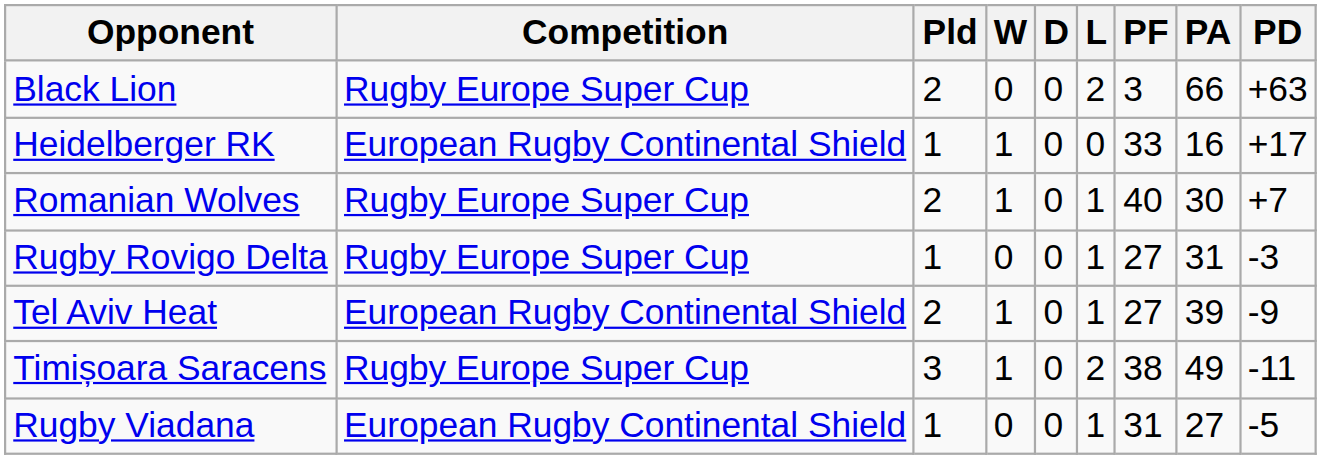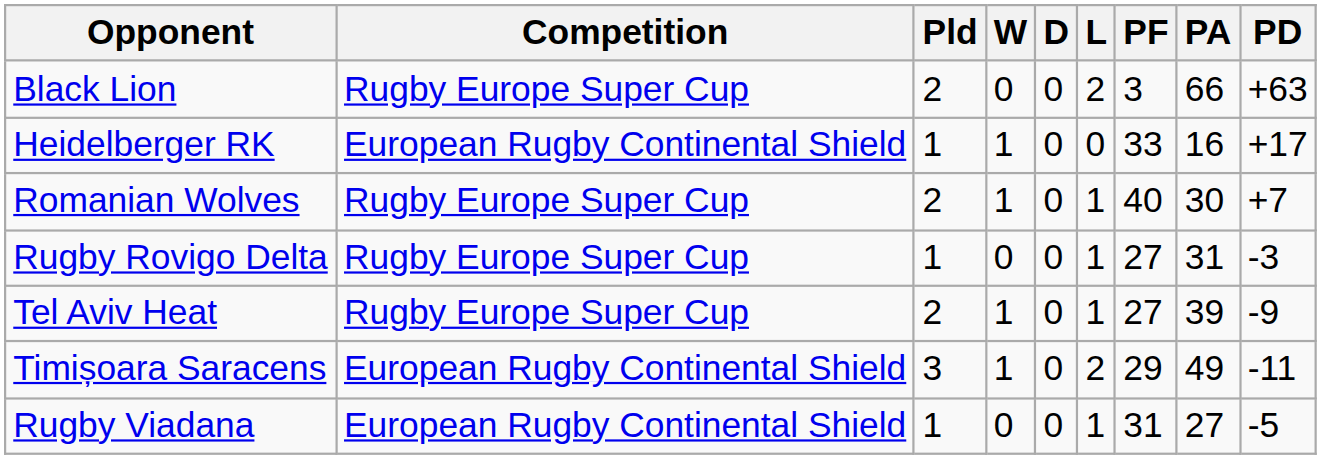(625, 312) European Rugby Continental Shield -> (547, 312) Rugby Europe Super Cup
(547, 369) Rugby Europe Super Cup -> (625, 369) European Rugby Continental Shield
(1143, 369) 38 -> (1143, 369) 29
